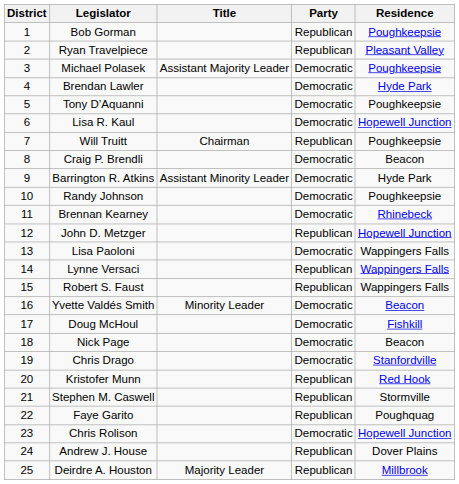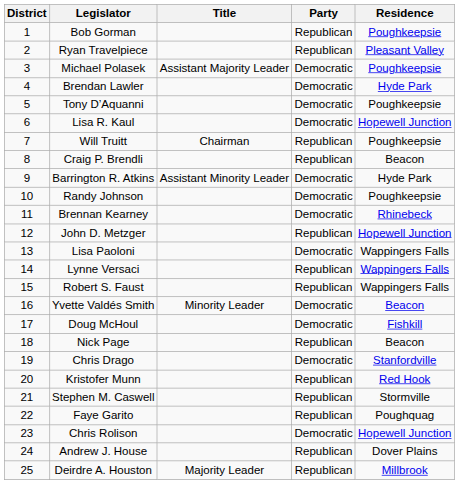(324, 159) Democratic -> (324, 159) Republican
(324, 342) Democratic -> (324, 342) Republican
